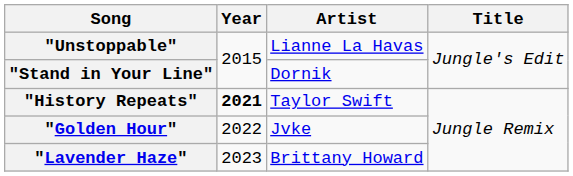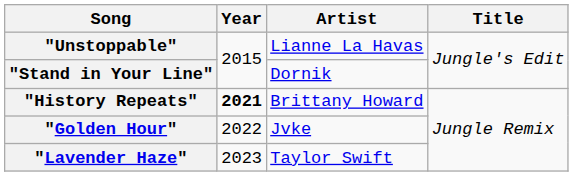(332, 102) Taylor Swift -> (347, 102) Brittany Howard
(347, 157) Brittany Howard -> (332, 157) Taylor Swift
